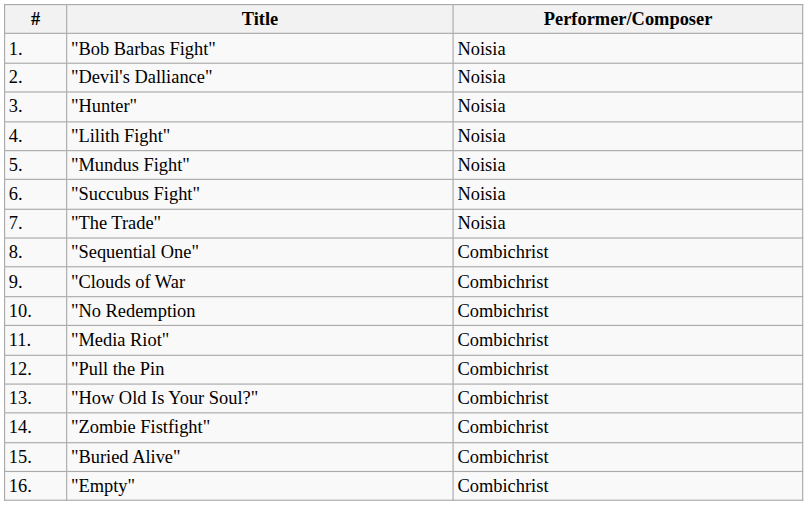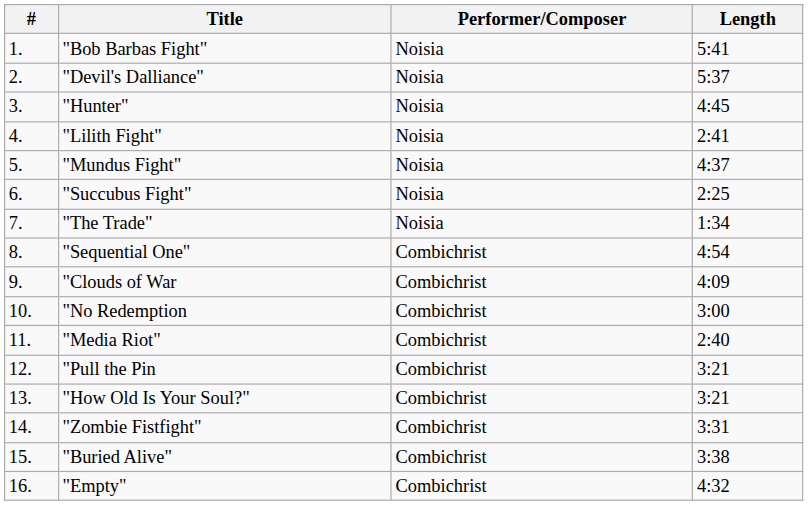+ column: (748, 19)
